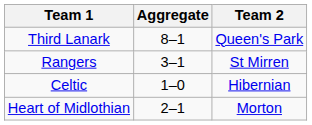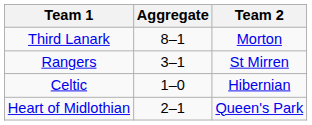(259, 39) Queen's Park -> (259, 39) Morton
(259, 108) Morton -> (259, 108) Queen's Park
